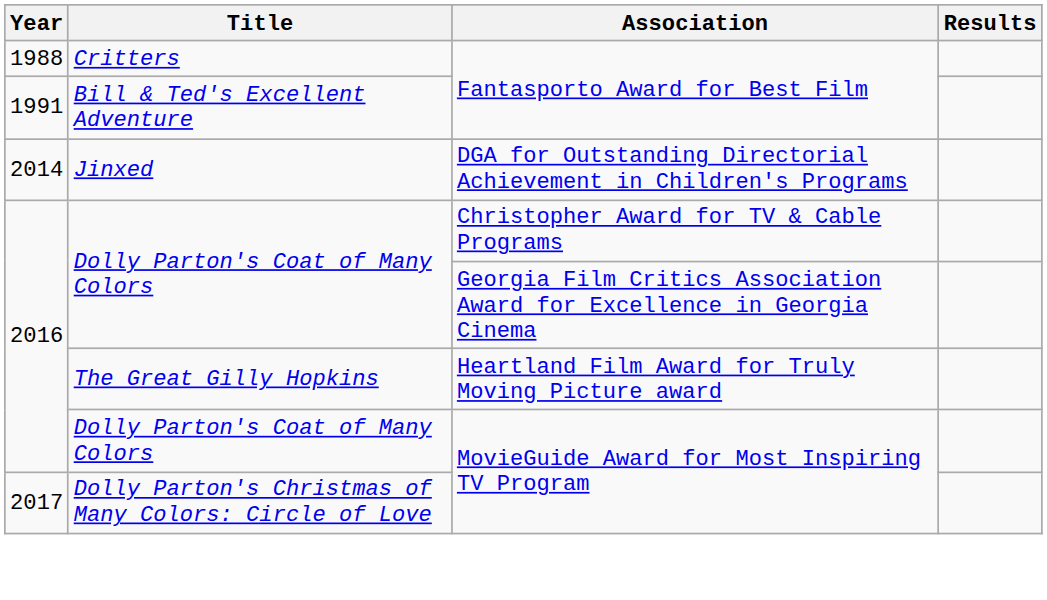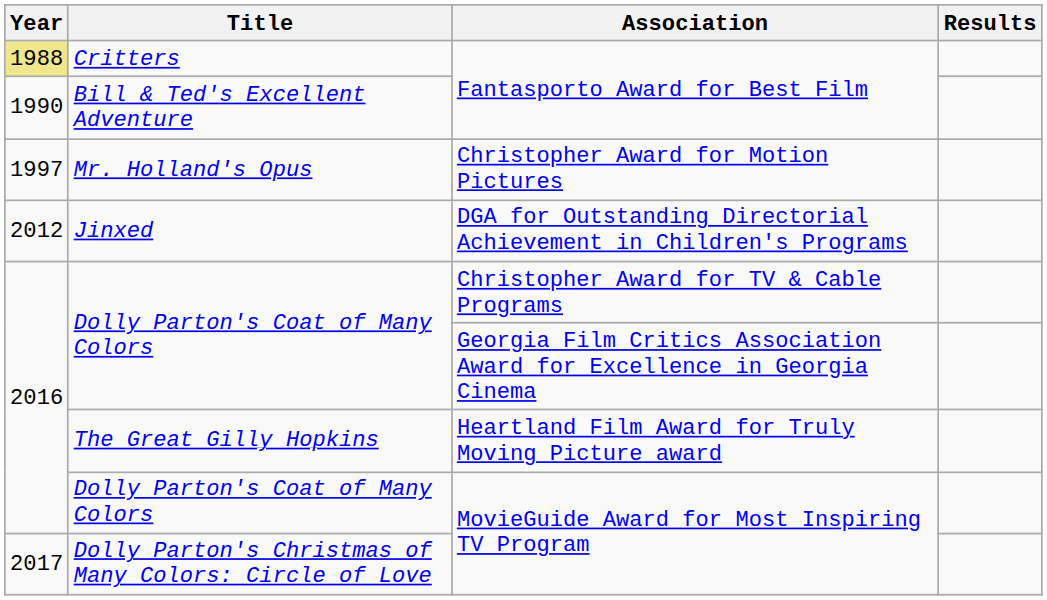(37, 59) no background -> (37, 59) khaki background
(37, 108) 1991 -> (37, 108) 1990
+ row: (193, 169)
(37, 169) 2014 -> (37, 231) 2012
